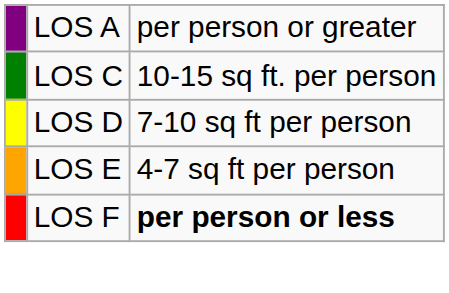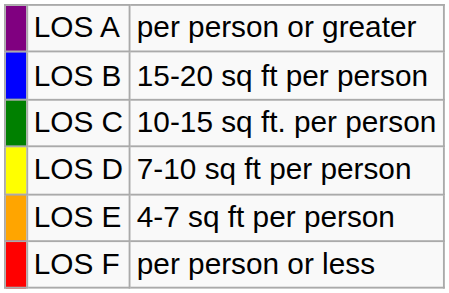+ row: (78, 75)
(266, 216) bold -> (256, 264) normal
